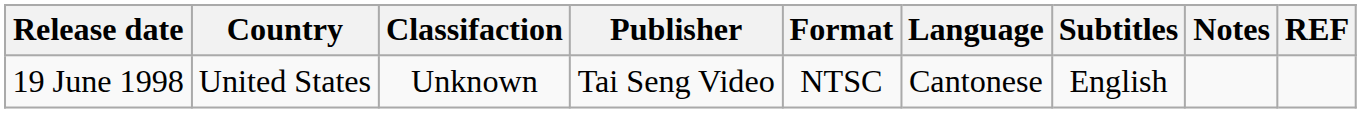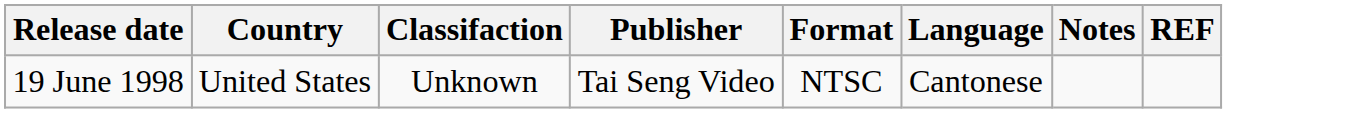- column: (1119, 30)
